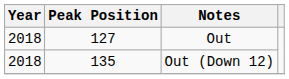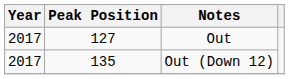(25, 39) 2018 -> (25, 39) 2017
(25, 62) 2018 -> (25, 62) 2017
